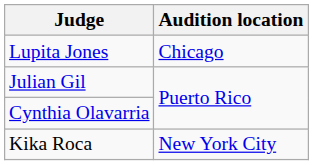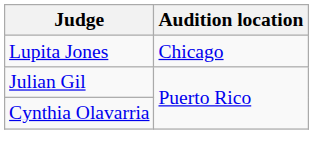- row: (51, 143)
